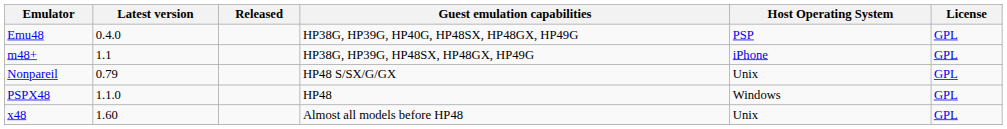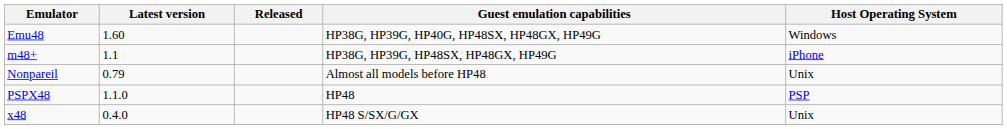- column: (967, 14)
(108, 34) 0.4.0 -> (114, 34) 1.60
(743, 34) PSP -> (812, 34) Windows
(349, 74) HP48 S/SX/G/GX -> (406, 74) Almost all models before HP48
(757, 94) Windows -> (799, 94) PSP
(107, 114) 1.60 -> (115, 114) 0.4.0
(383, 114) Almost all models before HP48 -> (372, 114) HP48 S/SX/G/GX
